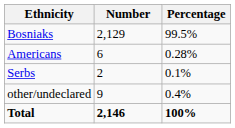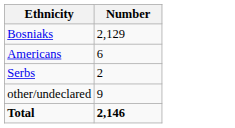- column: (196, 14)
